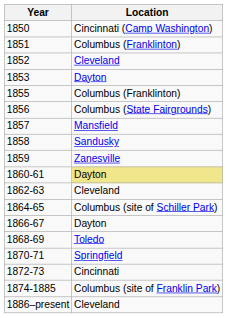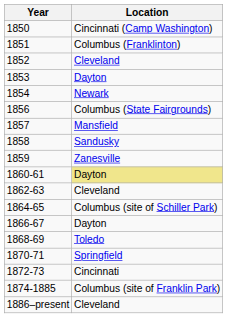+ row: (18, 93)
- row: (18, 93)
